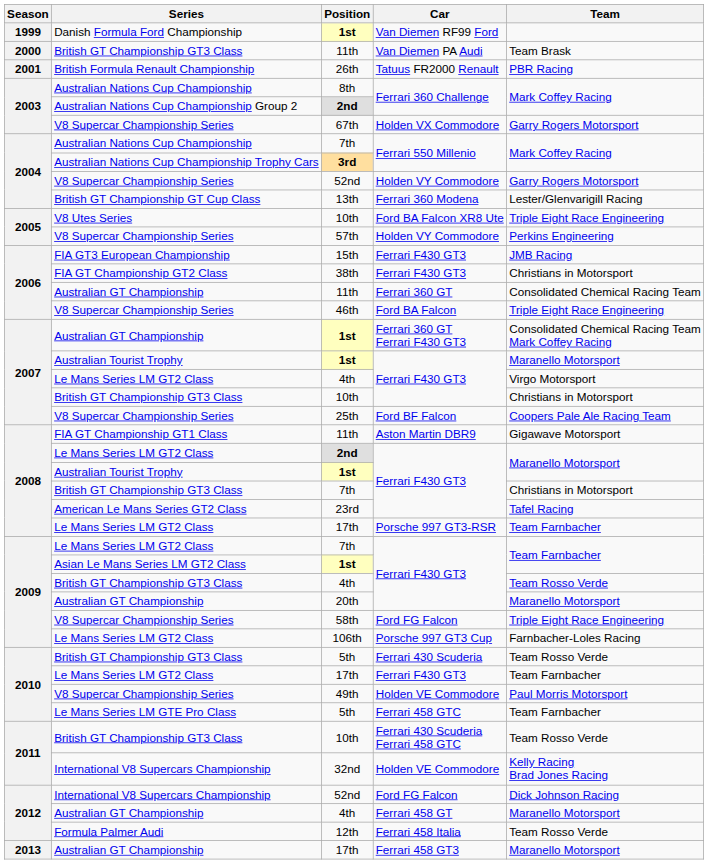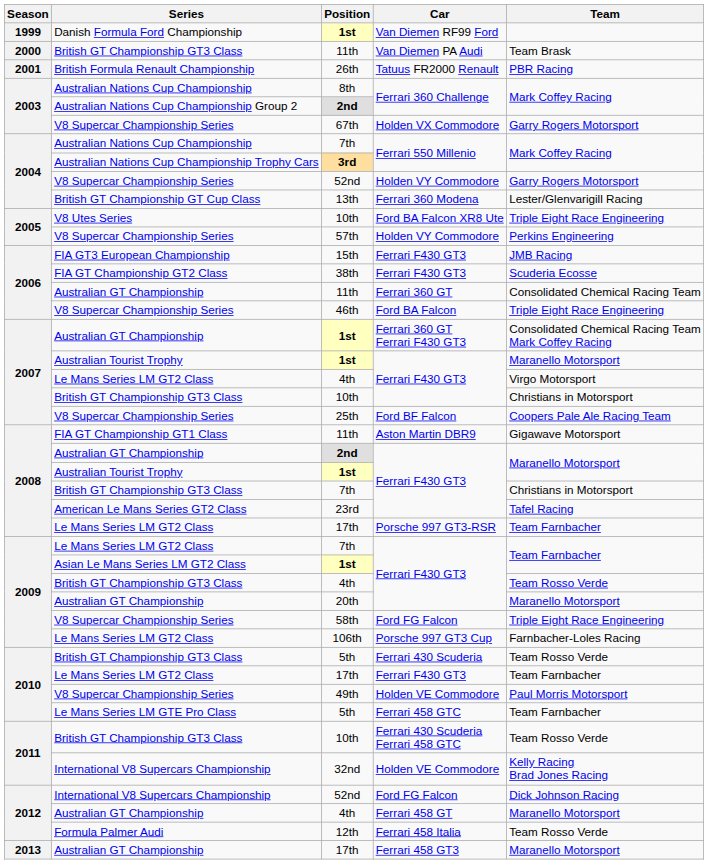(571, 273) Christians in Motorsport -> (553, 273) Scuderia Ecosse
(134, 453) Le Mans Series LM GT2 Class -> (129, 453) Australian GT Championship
